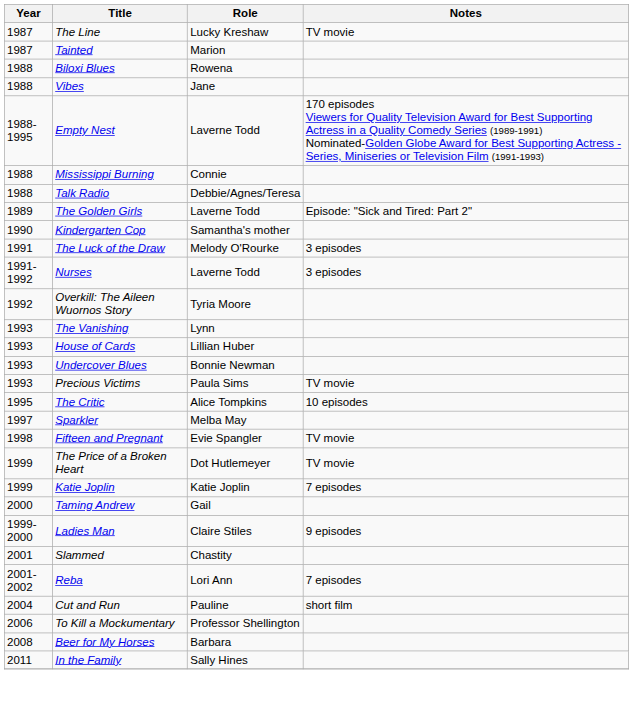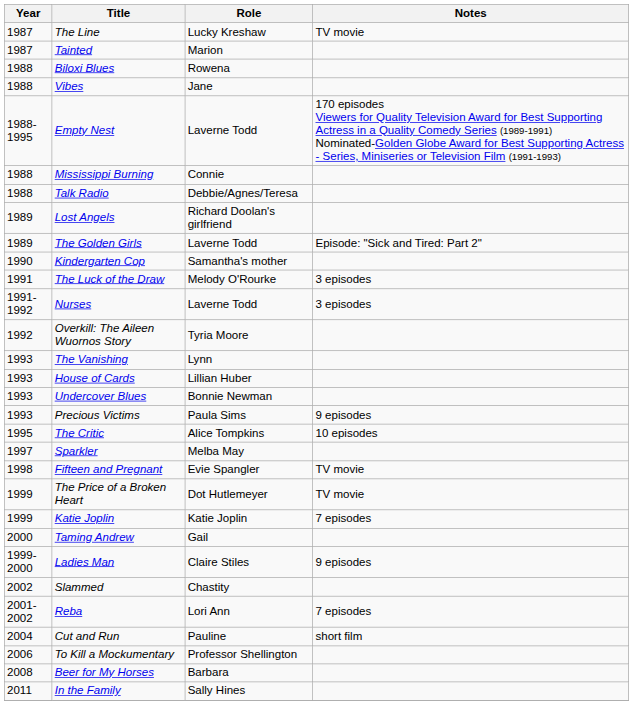+ row: (85, 218)
(330, 383) TV movie -> (343, 414) 9 episodes
(20, 555) 2001 -> (20, 587) 2002
